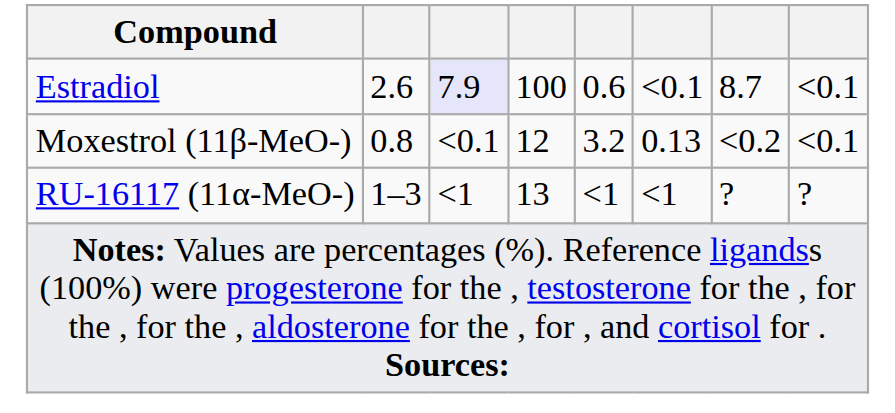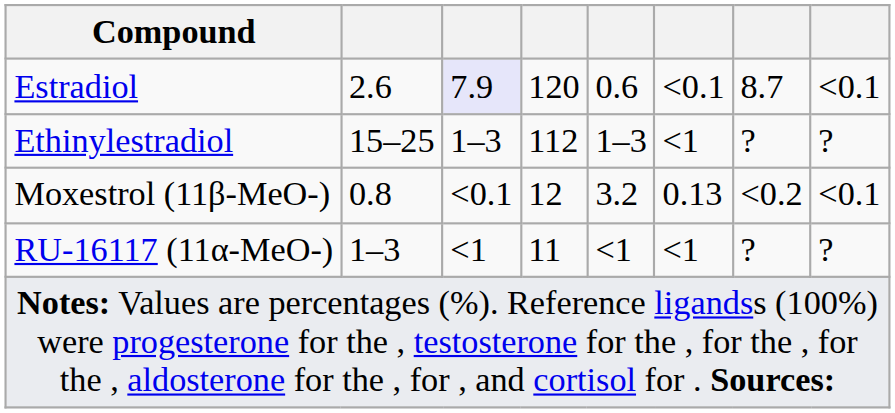(541, 85) 100 -> (554, 85) 120
+ row: (124, 140)
(533, 194) 13 -> (545, 248) 11
